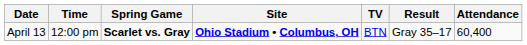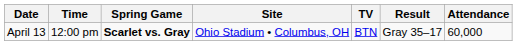(277, 32) bold -> (272, 32) normal
(474, 32) 60,400 -> (465, 32) 60,000
